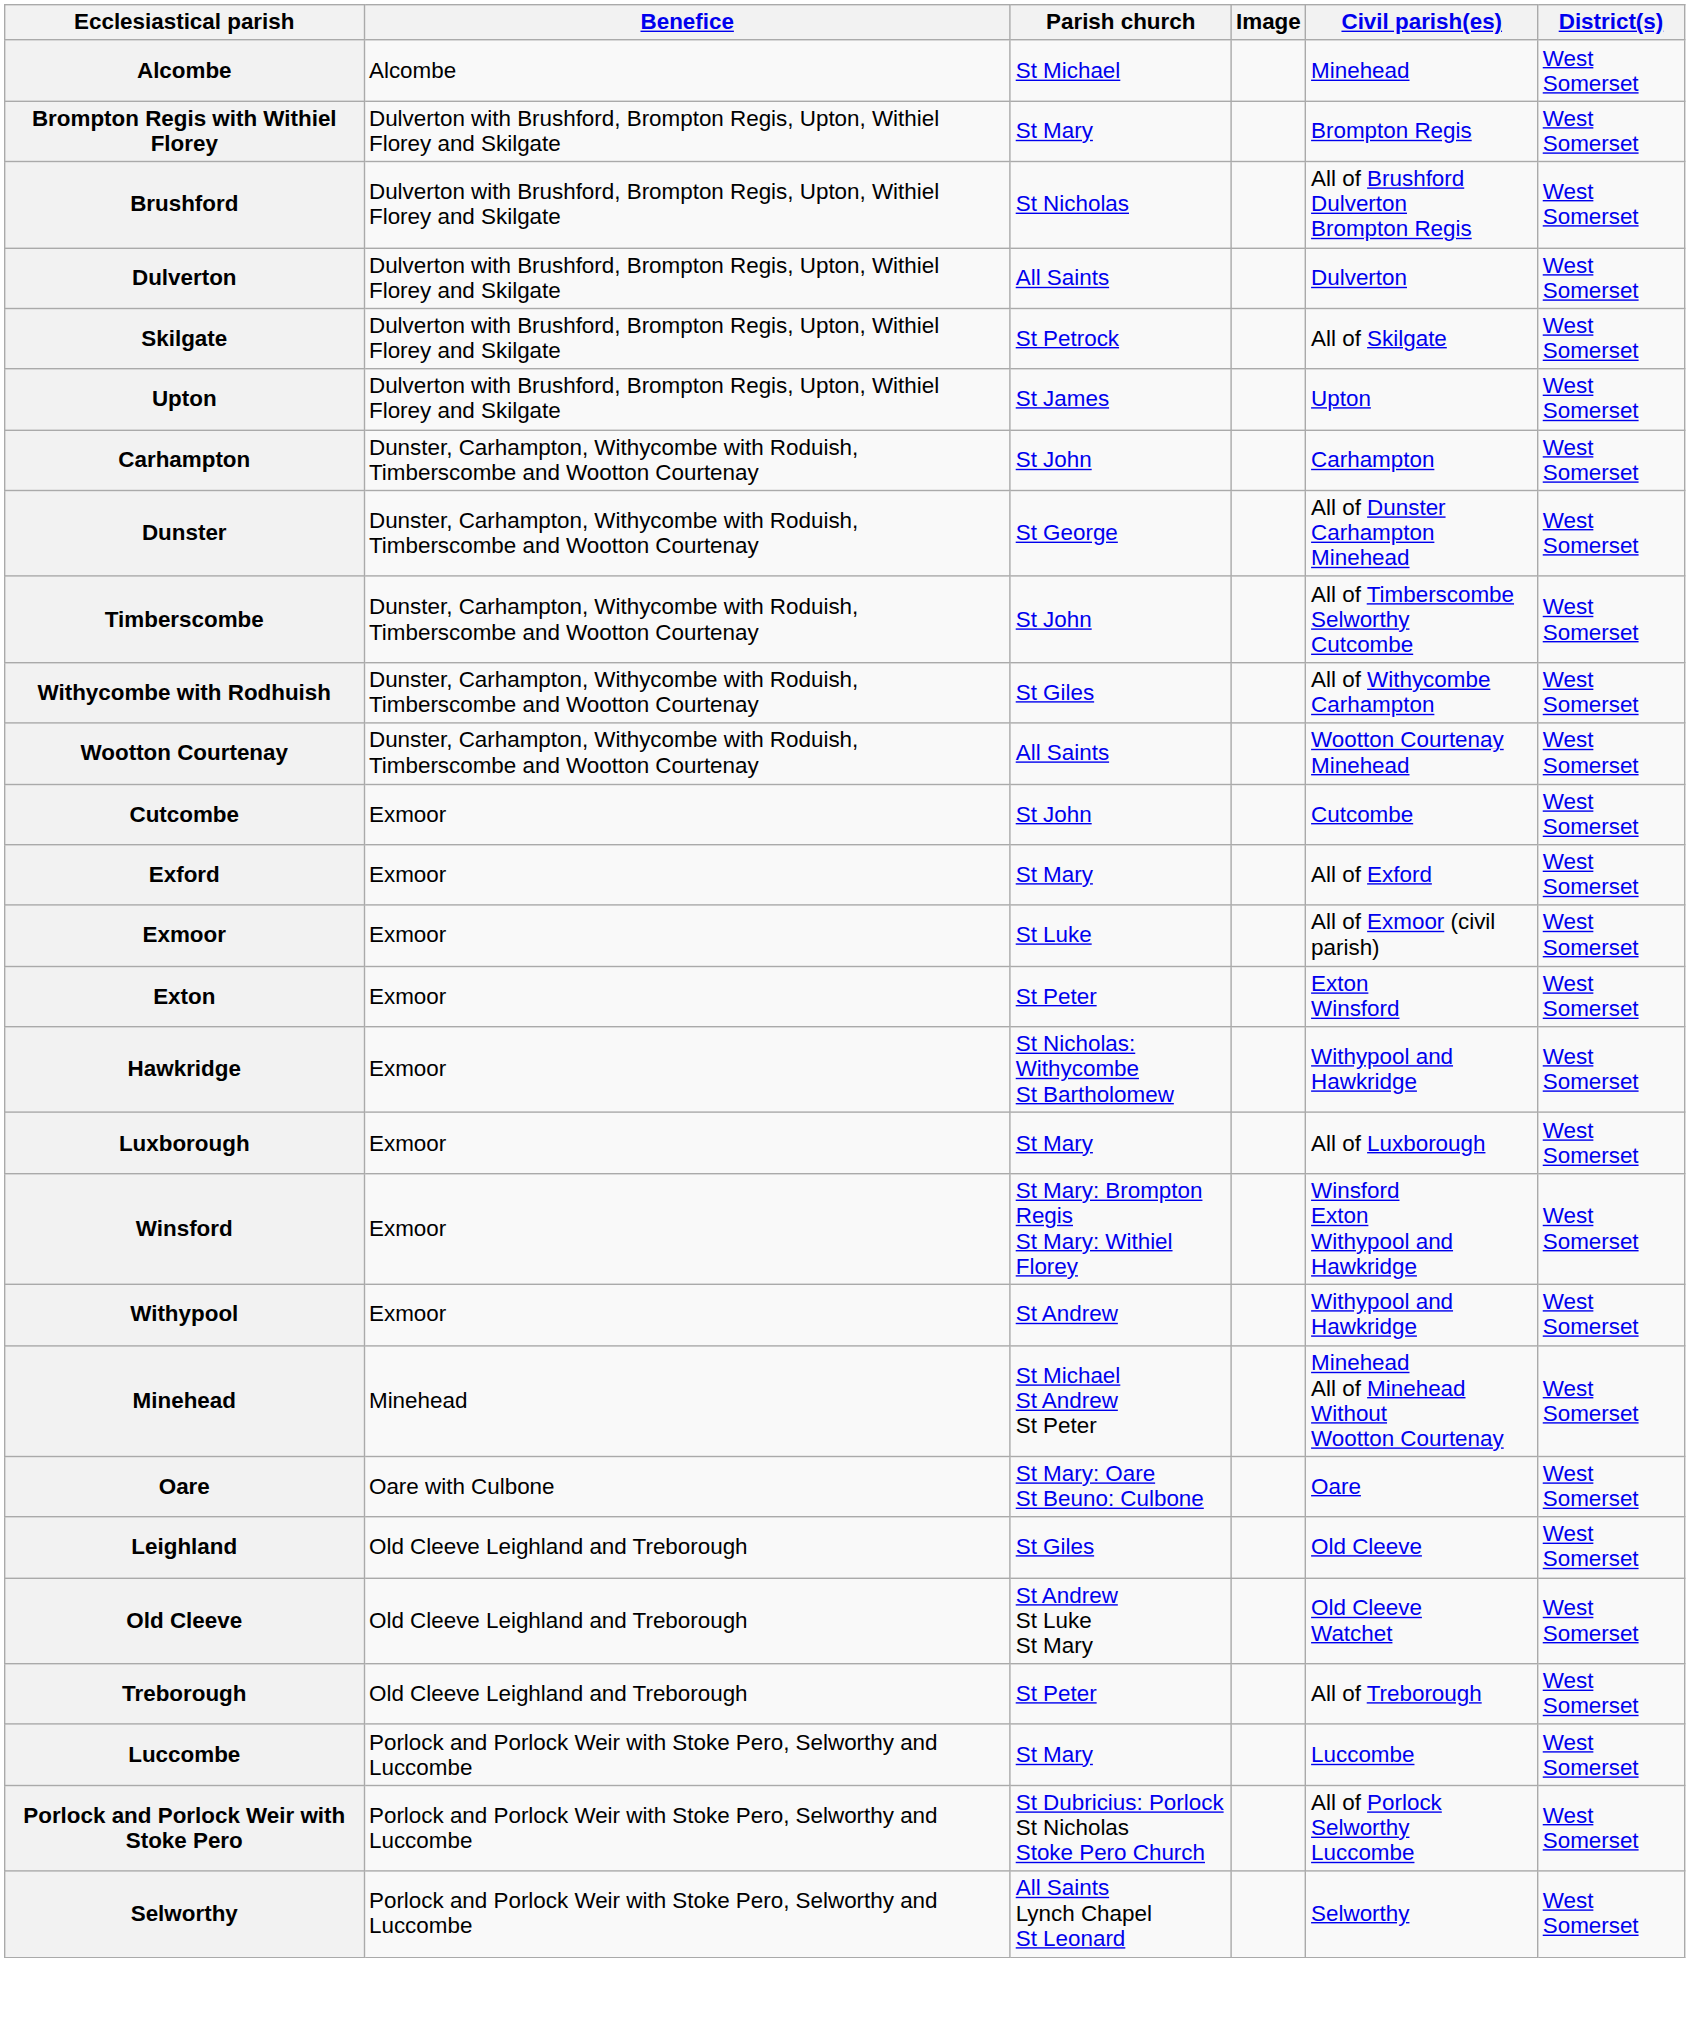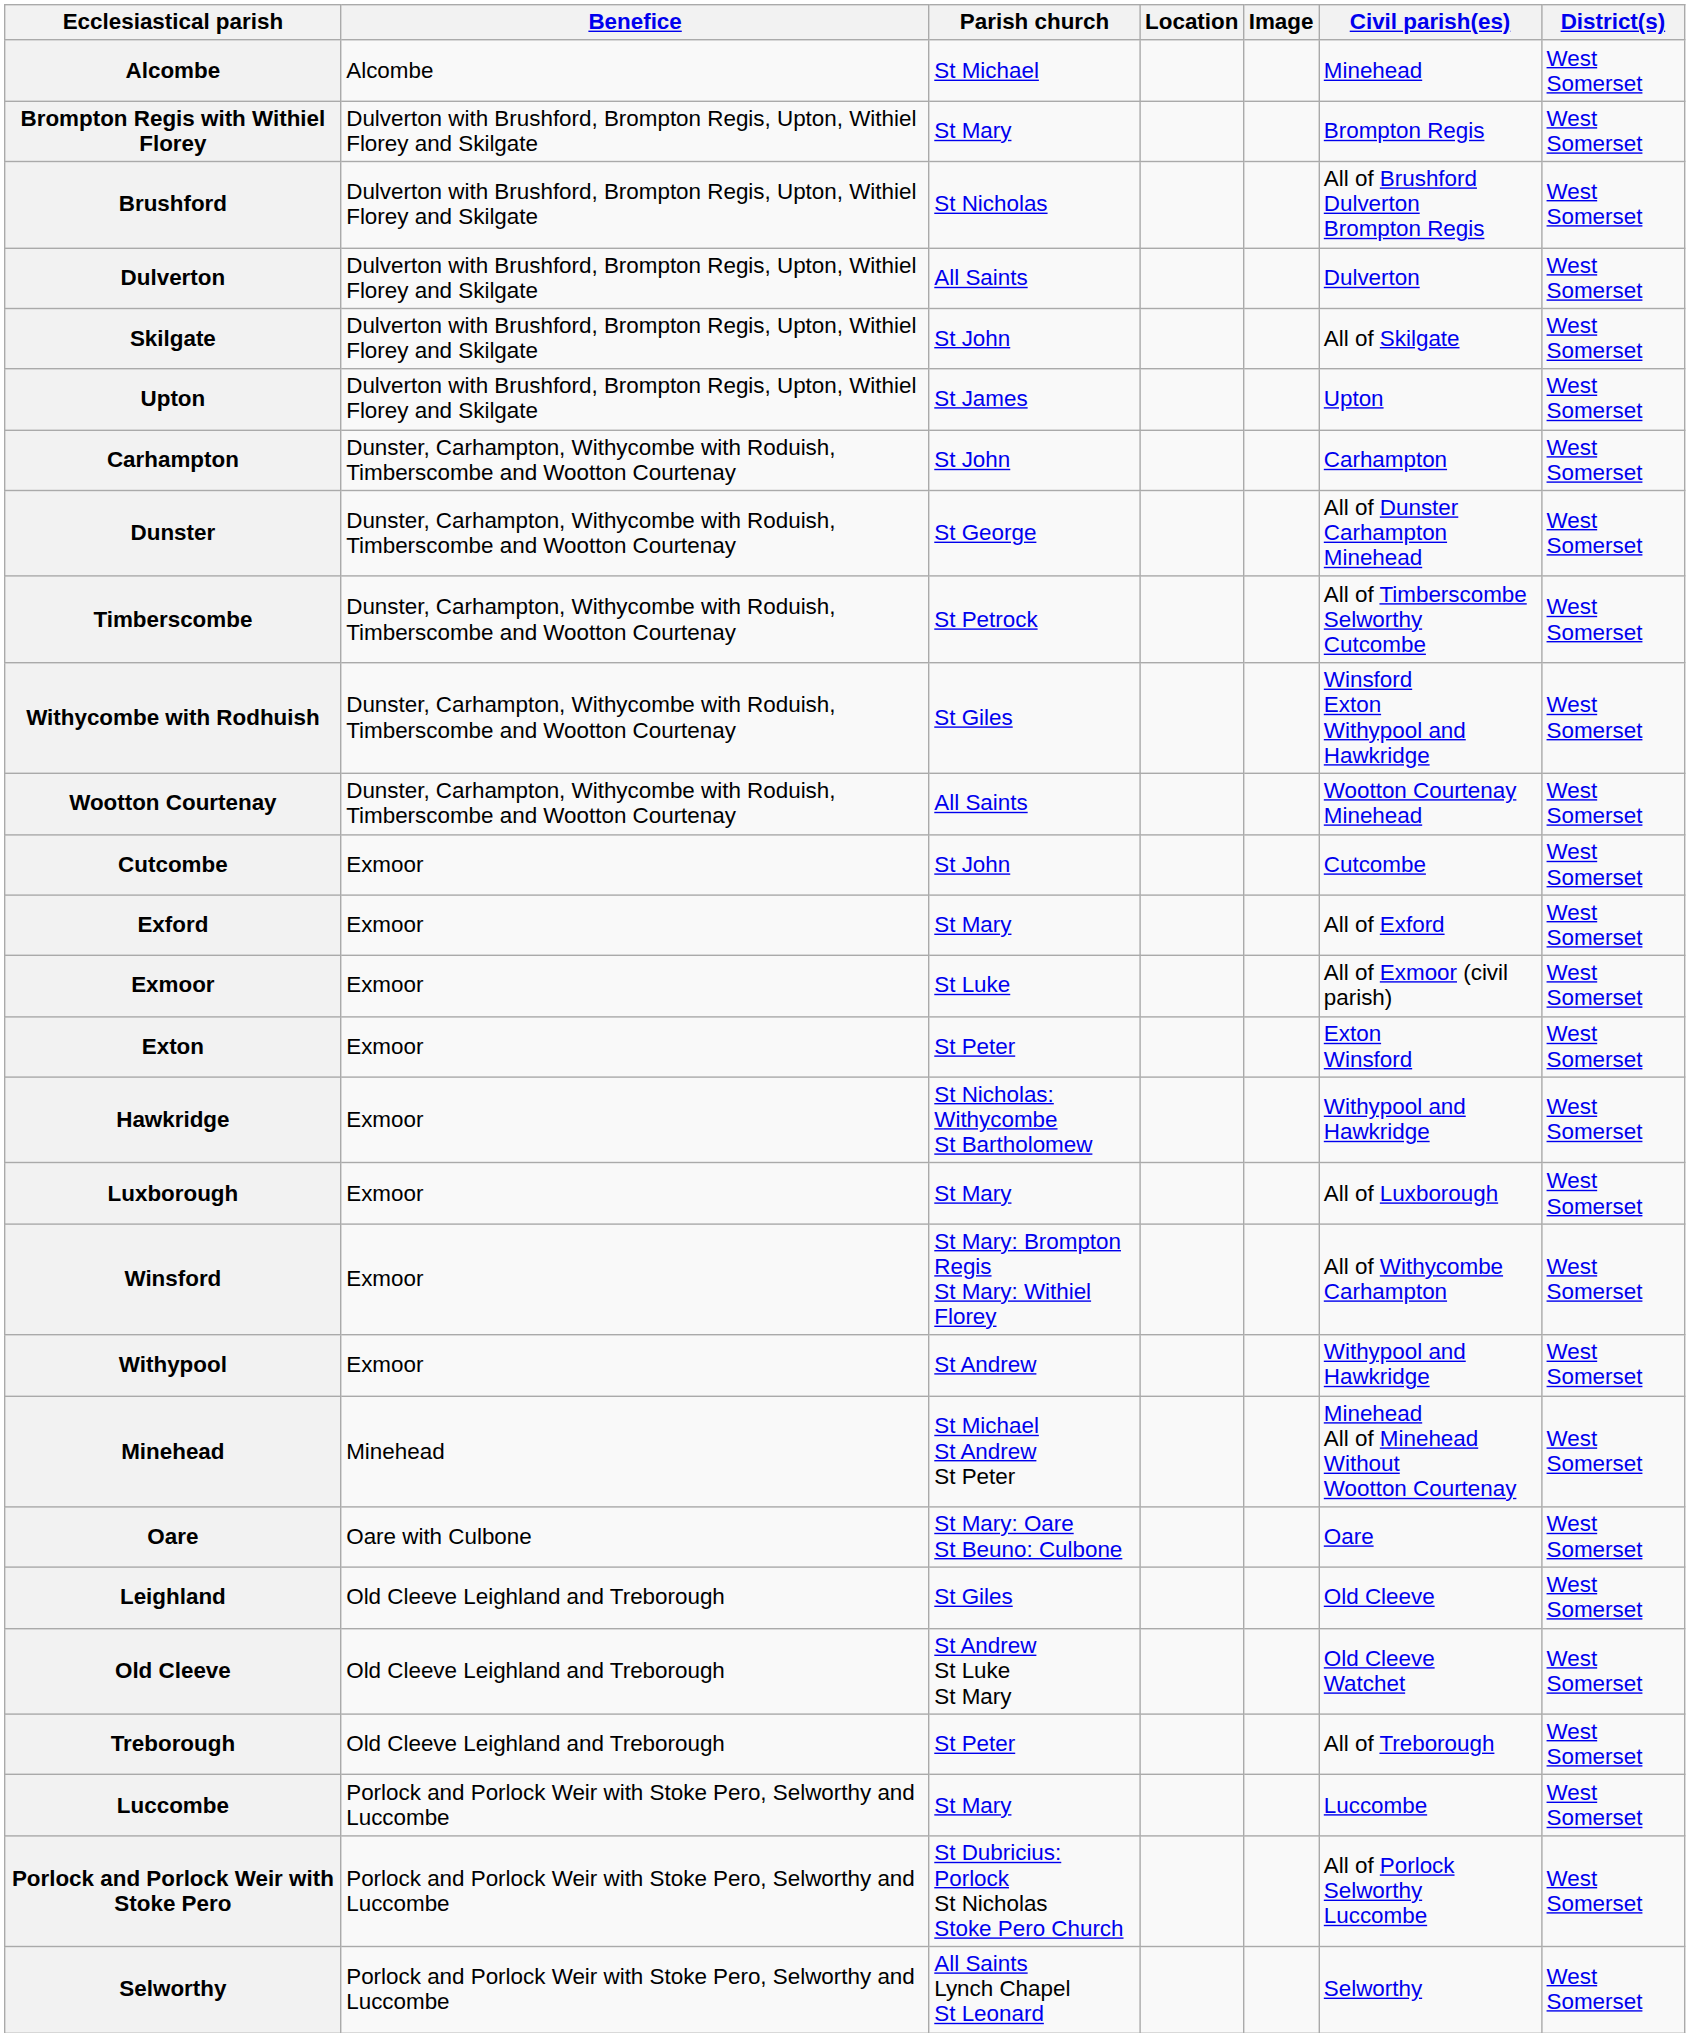+ column: (1192, 22)
(1067, 338) St Petrock -> (972, 338) St John
(1054, 619) St John -> (986, 619) St Petrock
(1401, 692) All of Withycombe Carhampton -> (1395, 717) Winsford Exton Withypool and Hawkridge
(1382, 1228) Winsford Exton Withypool and Hawkridge -> (1413, 1279) All of Withycombe Carhampton
